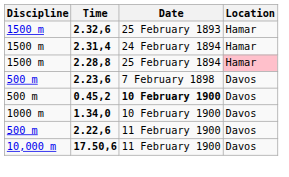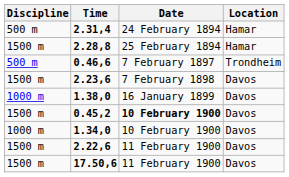- row: (92, 30)
(25, 46) 1500 m -> (22, 30) 500 m
(241, 63) pink background -> (241, 46) no background
+ row: (92, 63)
(22, 80) 500 m -> (25, 80) 1500 m
+ row: (92, 96)
(22, 96) 500 m -> (25, 113) 1500 m
(22, 130) 500 m -> (25, 147) 1500 m
(32, 147) 10,000 m -> (25, 163) 1500 m
